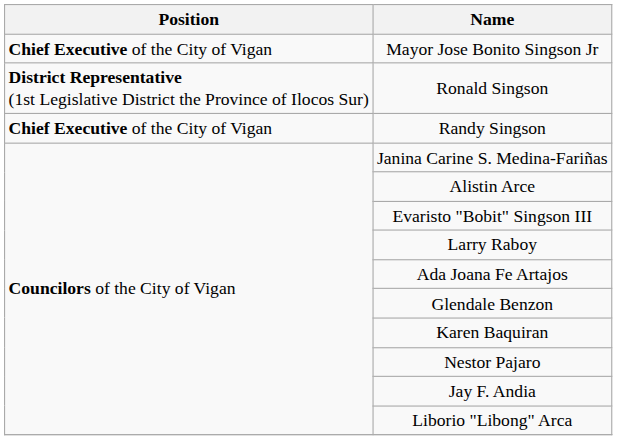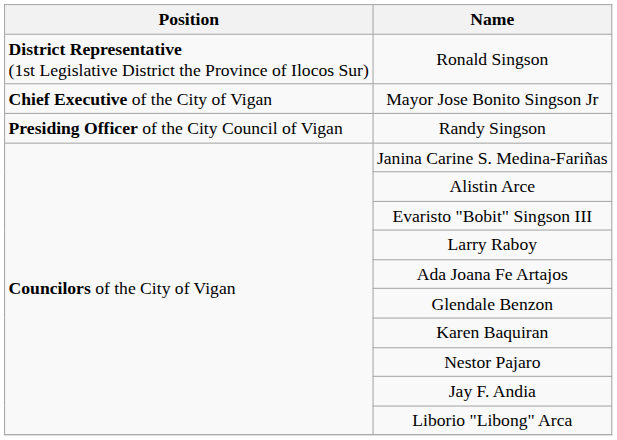rows swapped: (492, 88) <-> (492, 48)
(140, 128) Chief Executive of the City of Vigan -> (176, 128) Presiding Officer of the City Council of Vigan
